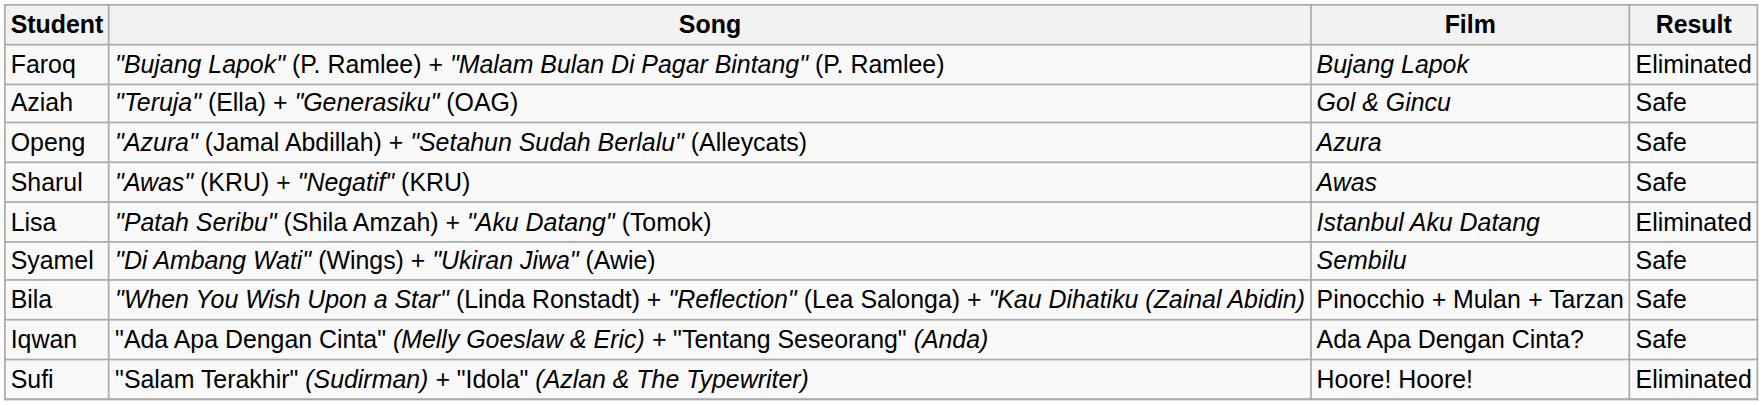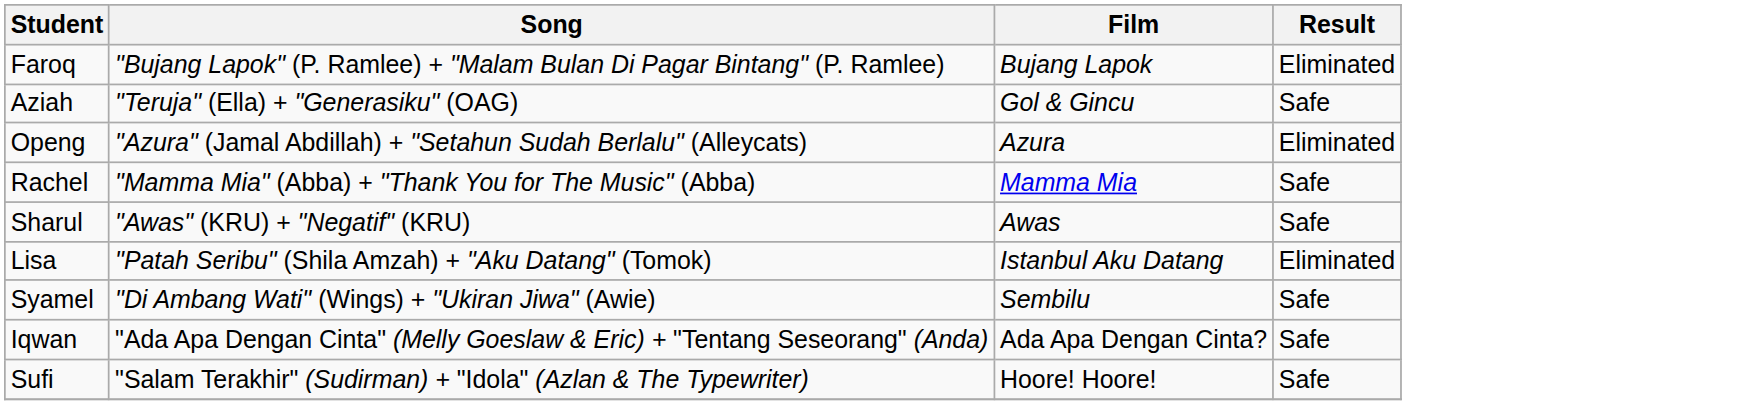(1661, 143) Safe -> (1337, 143) Eliminated
+ row: (49, 182)
- row: (31, 300)
(1694, 379) Eliminated -> (1304, 379) Safe
